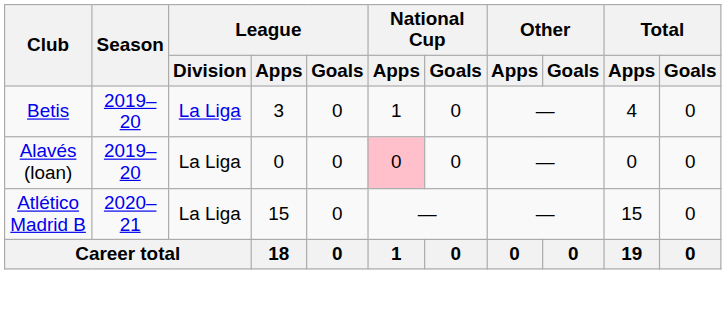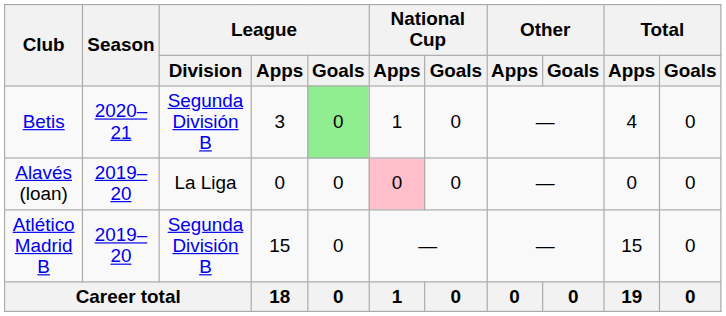(130, 111) 2019–20 -> (121, 121) 2020–21
(210, 111) La Liga -> (205, 121) Segunda División B
(337, 111) no background -> (338, 121) lightgreen background
(130, 213) 2020–21 -> (121, 245) 2019–20
(210, 213) La Liga -> (205, 245) Segunda División B
